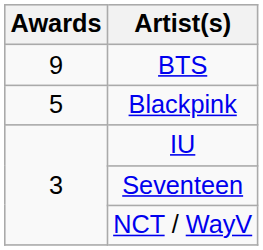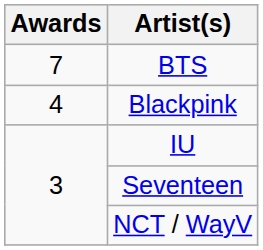(56, 64) 9 -> (56, 64) 7
(56, 104) 5 -> (56, 104) 4
